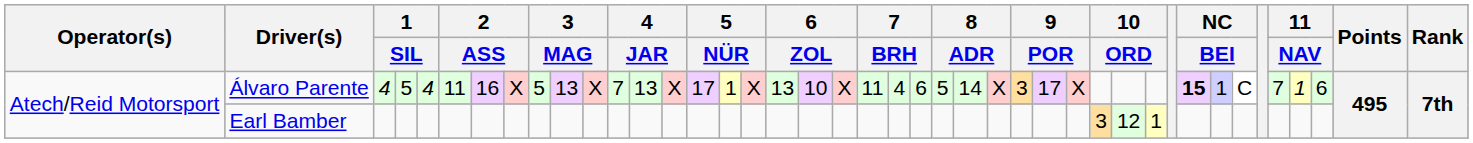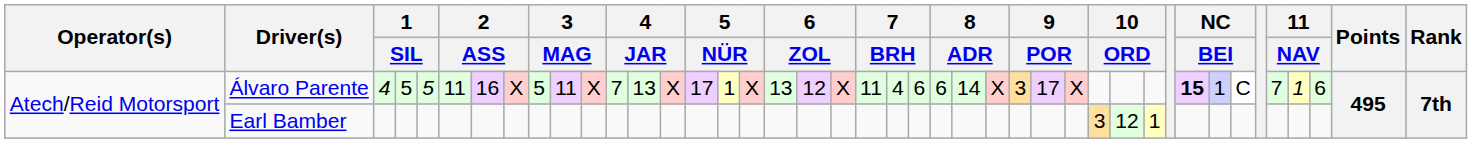(428, 87) 4 -> (428, 87) 5
(567, 87) 13 -> (566, 87) 11
(816, 87) 10 -> (814, 87) 12
(943, 87) 5 -> (941, 87) 6
